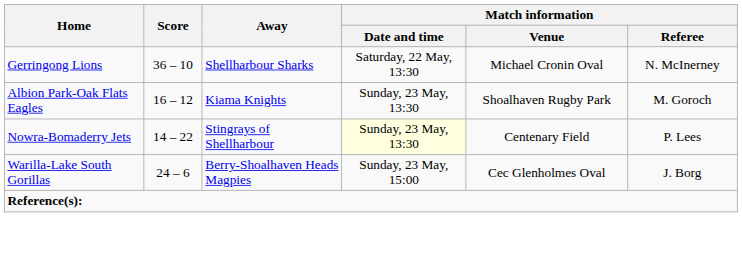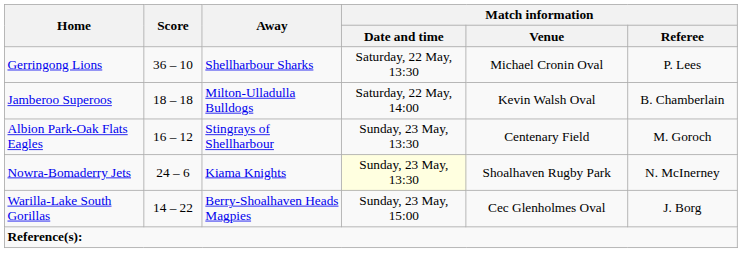(682, 64) N. McInerney -> (682, 64) P. Lees
+ row: (60, 100)
(246, 100) Kiama Knights -> (240, 136) Stingrays of Shellharbour
(547, 100) Shoalhaven Rugby Park -> (547, 136) Centenary Field
(173, 136) 14 – 22 -> (173, 172) 24 – 6
(240, 136) Stingrays of Shellharbour -> (246, 172) Kiama Knights
(547, 136) Centenary Field -> (547, 172) Shoalhaven Rugby Park
(682, 136) P. Lees -> (682, 172) N. McInerney
(173, 172) 24 – 6 -> (173, 208) 14 – 22
